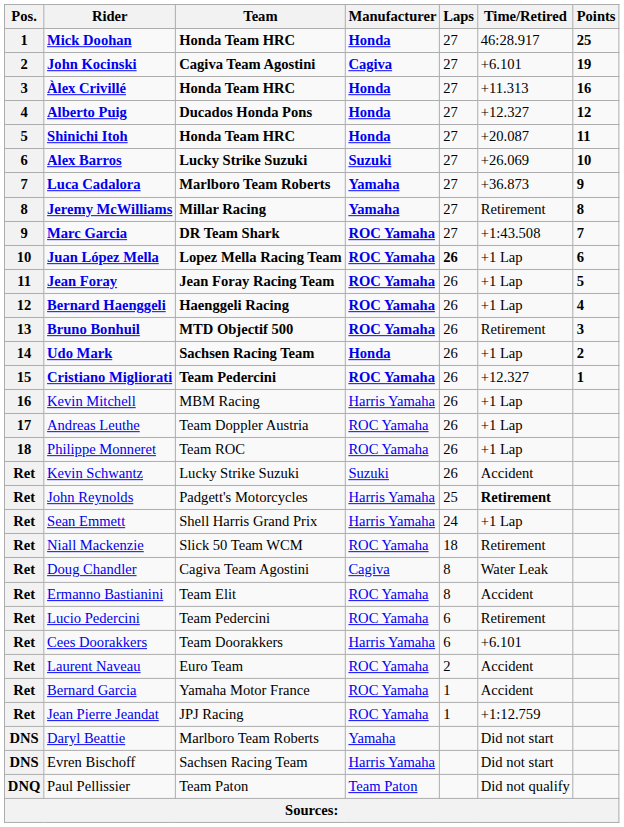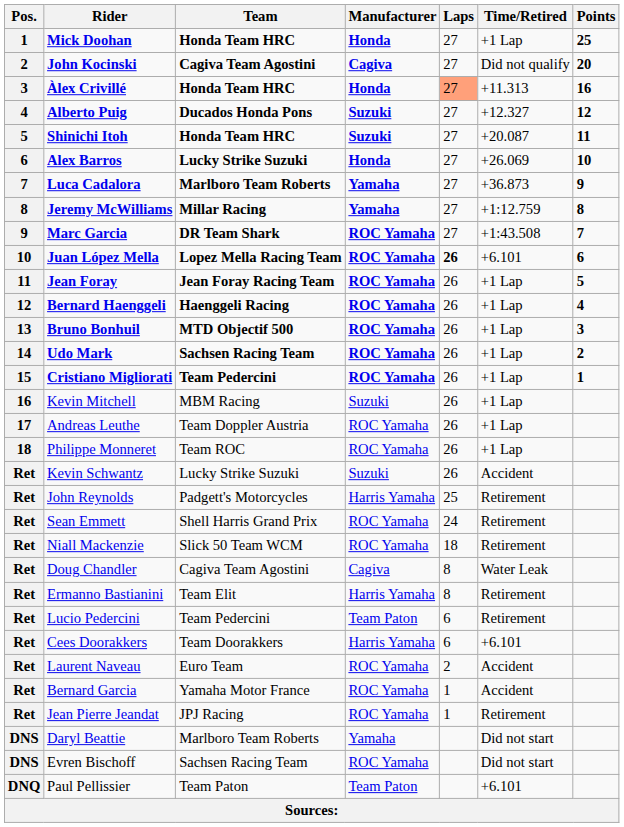(510, 40) 46:28.917 -> (502, 40) +1 Lap
(501, 64) +6.101 -> (525, 64) Did not qualify
(584, 64) 19 -> (584, 64) 20
(450, 88) no background -> (450, 88) lightsalmon background
(369, 112) Honda -> (370, 112) Suzuki
(369, 137) Honda -> (370, 137) Suzuki
(370, 161) Suzuki -> (369, 161) Honda
(513, 209) Retirement -> (511, 209) +1:12.759
(502, 257) +1 Lap -> (501, 257) +6.101
(513, 329) Retirement -> (502, 329) +1 Lap
(369, 353) Honda -> (392, 353) ROC Yamaha
(505, 377) +12.327 -> (502, 377) +1 Lap
(392, 401) Harris Yamaha -> (369, 401) Suzuki
(516, 497) bold -> (513, 497) normal
(392, 521) Harris Yamaha -> (389, 521) ROC Yamaha
(502, 521) +1 Lap -> (513, 521) Retirement
(389, 594) ROC Yamaha -> (392, 594) Harris Yamaha
(507, 594) Accident -> (513, 594) Retirement
(389, 618) ROC Yamaha -> (383, 618) Team Paton
(511, 714) +1:12.759 -> (513, 714) Retirement
(392, 762) Harris Yamaha -> (389, 762) ROC Yamaha
(525, 786) Did not qualify -> (501, 786) +6.101
